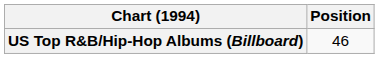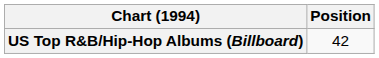(341, 41) 46 -> (341, 41) 42
